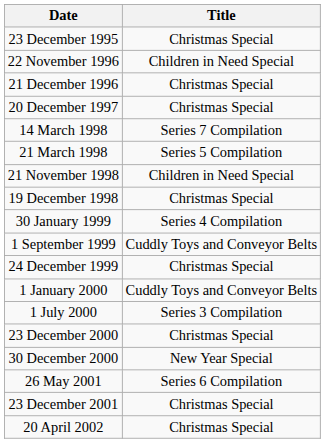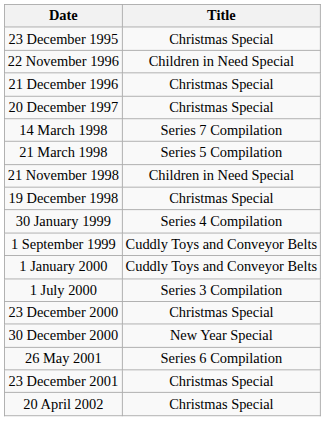- row: (63, 267)
